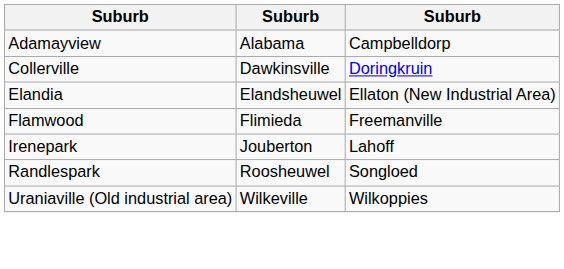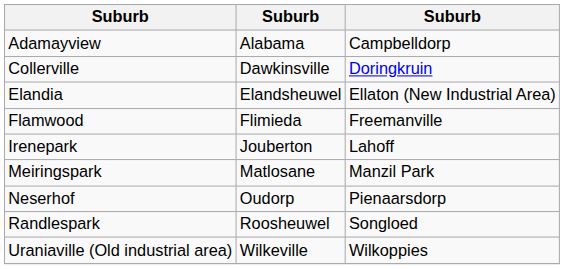+ row: (55, 172)
+ row: (41, 198)
